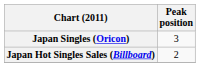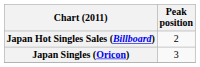rows swapped: (81, 39) <-> (81, 54)
